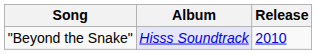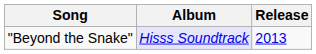(271, 37) 2010 -> (271, 37) 2013
